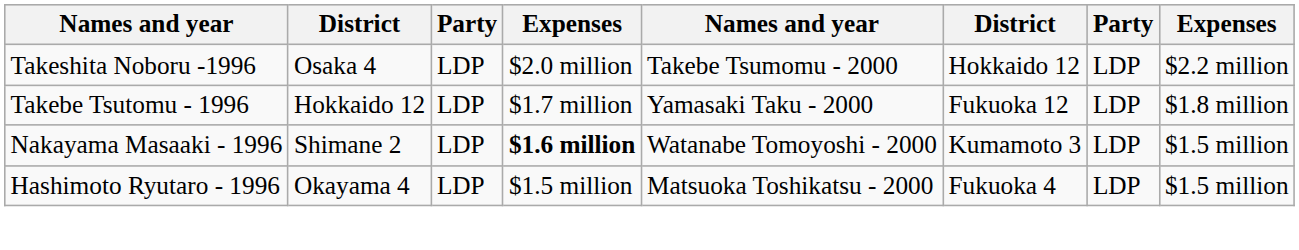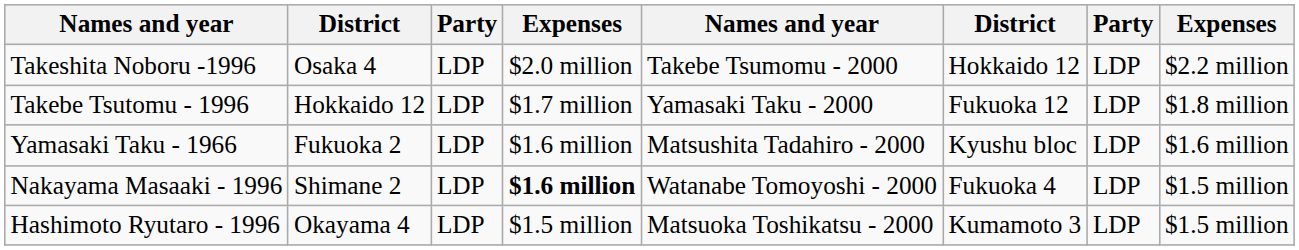+ row: (124, 144)
(1015, 144) Kumamoto 3 -> (1002, 184) Fukuoka 4
(1002, 184) Fukuoka 4 -> (1015, 225) Kumamoto 3
